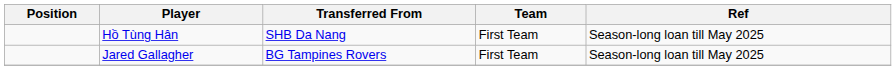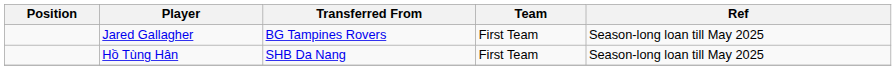rows swapped: (140, 34) <-> (148, 55)
